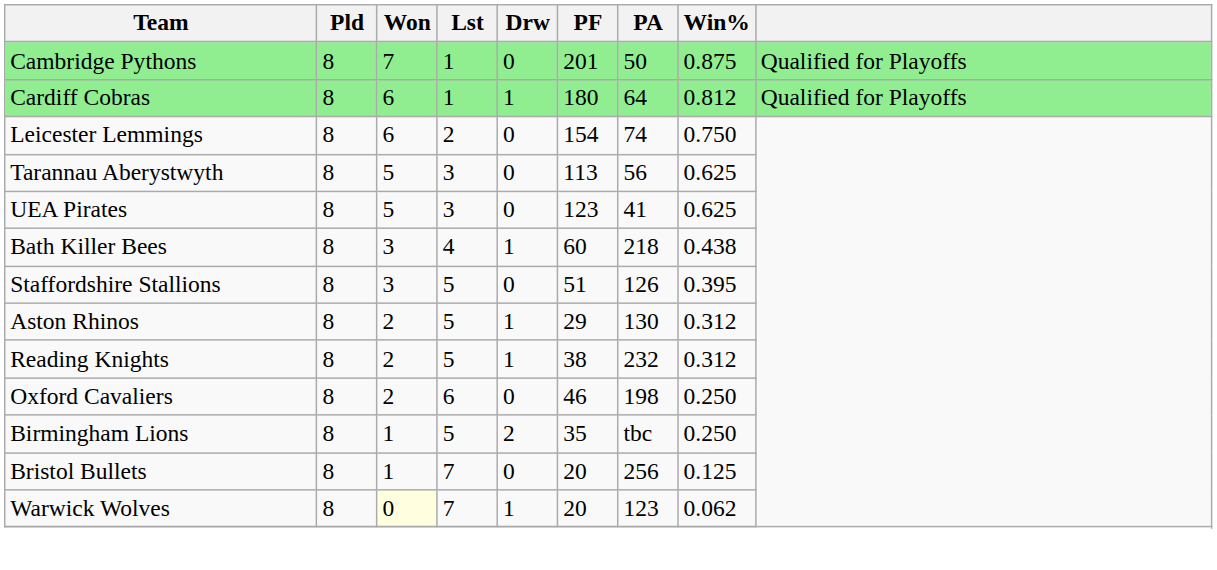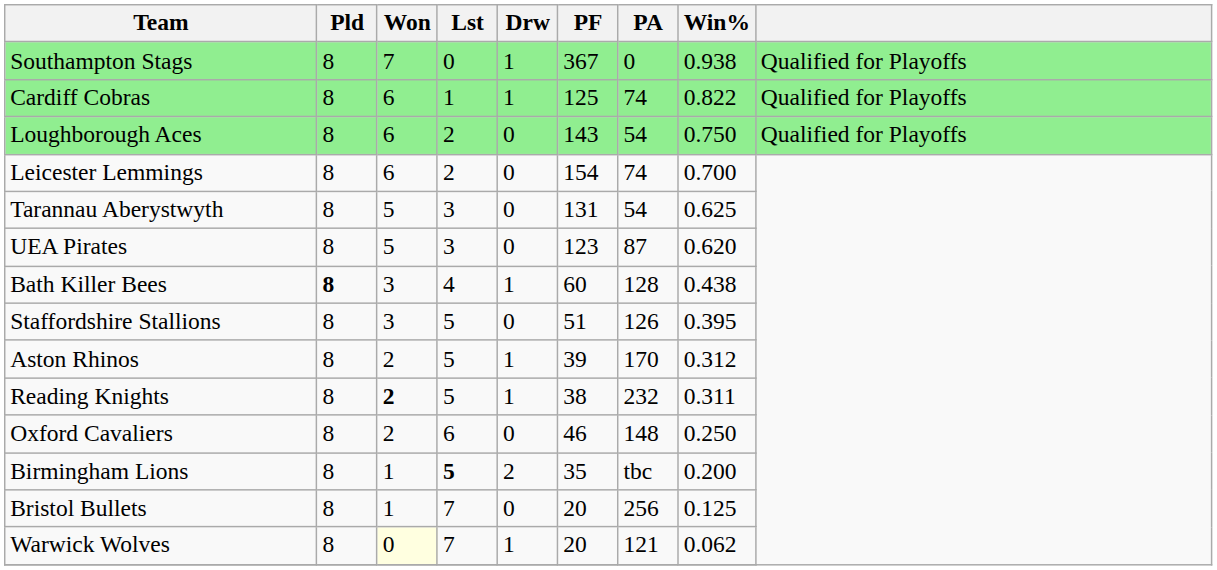+ row: (101, 60)
- row: (103, 60)
(581, 97) 180 -> (581, 97) 125
(635, 97) 64 -> (635, 97) 74
(710, 97) 0.812 -> (710, 97) 0.822
+ row: (106, 135)
(710, 135) 0.750 -> (710, 172) 0.700
(580, 172) 113 -> (581, 209) 131
(635, 172) 56 -> (635, 209) 54
(635, 209) 41 -> (635, 246) 87
(710, 209) 0.625 -> (710, 246) 0.620
(328, 246) normal -> (328, 284) bold
(641, 246) 218 -> (641, 284) 128
(575, 321) 29 -> (575, 358) 39
(641, 321) 130 -> (641, 358) 170
(388, 358) normal -> (389, 396) bold
(710, 358) 0.312 -> (710, 396) 0.311
(641, 396) 198 -> (641, 433) 148
(449, 433) normal -> (449, 470) bold
(710, 433) 0.250 -> (710, 470) 0.200
(641, 508) 123 -> (641, 545) 121
